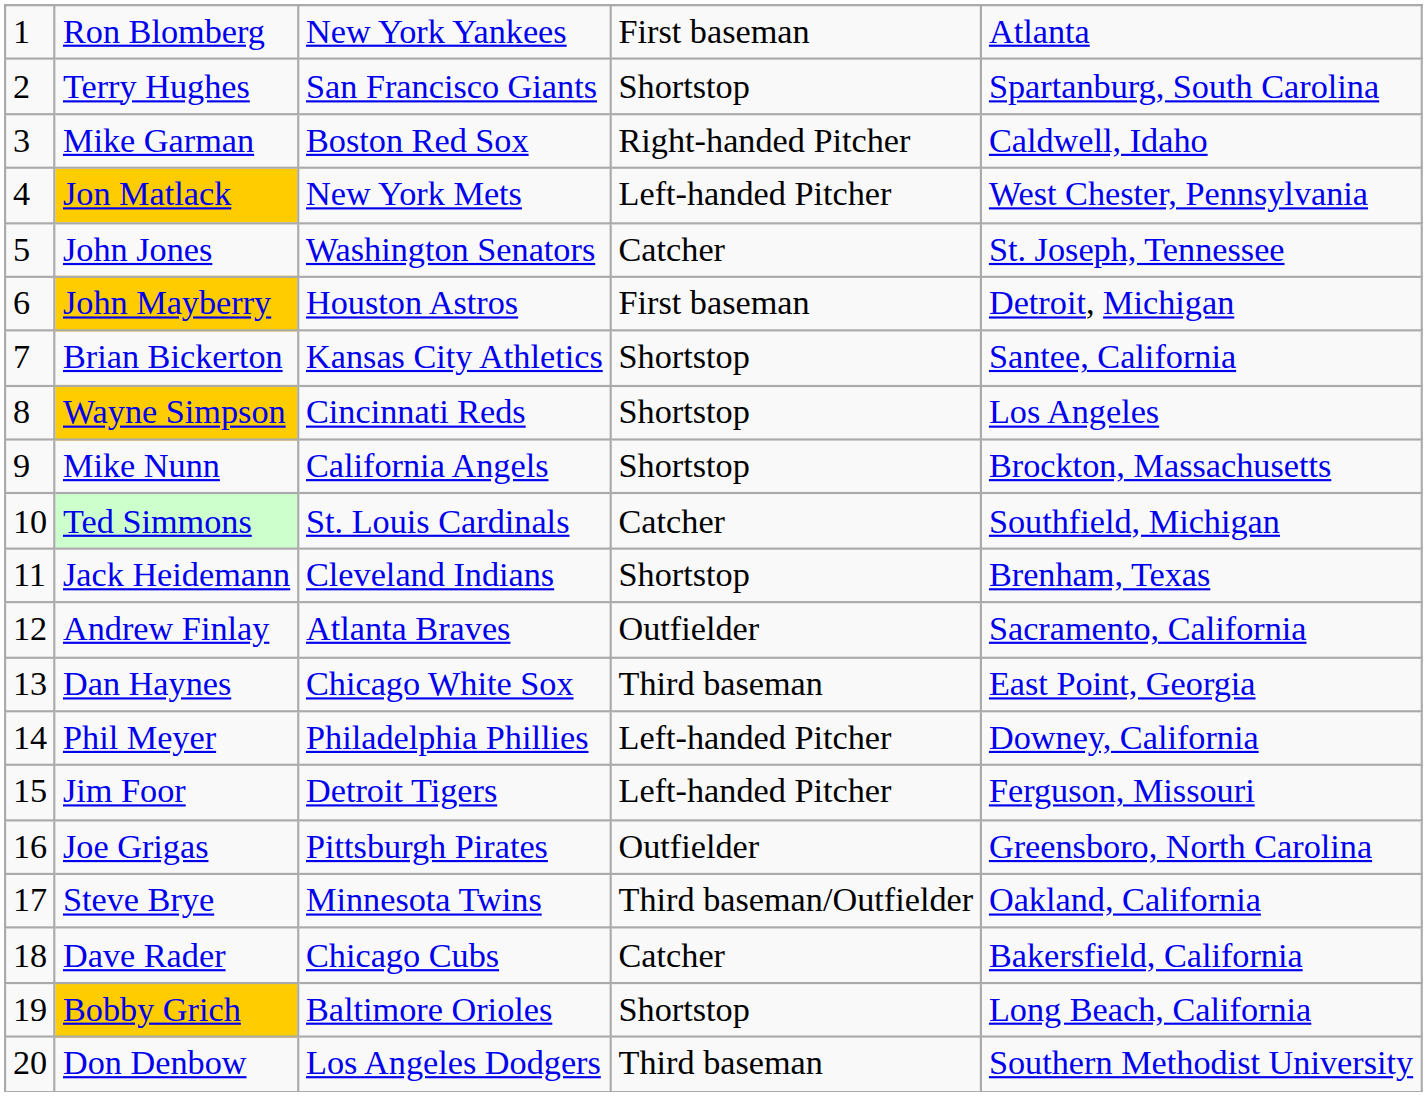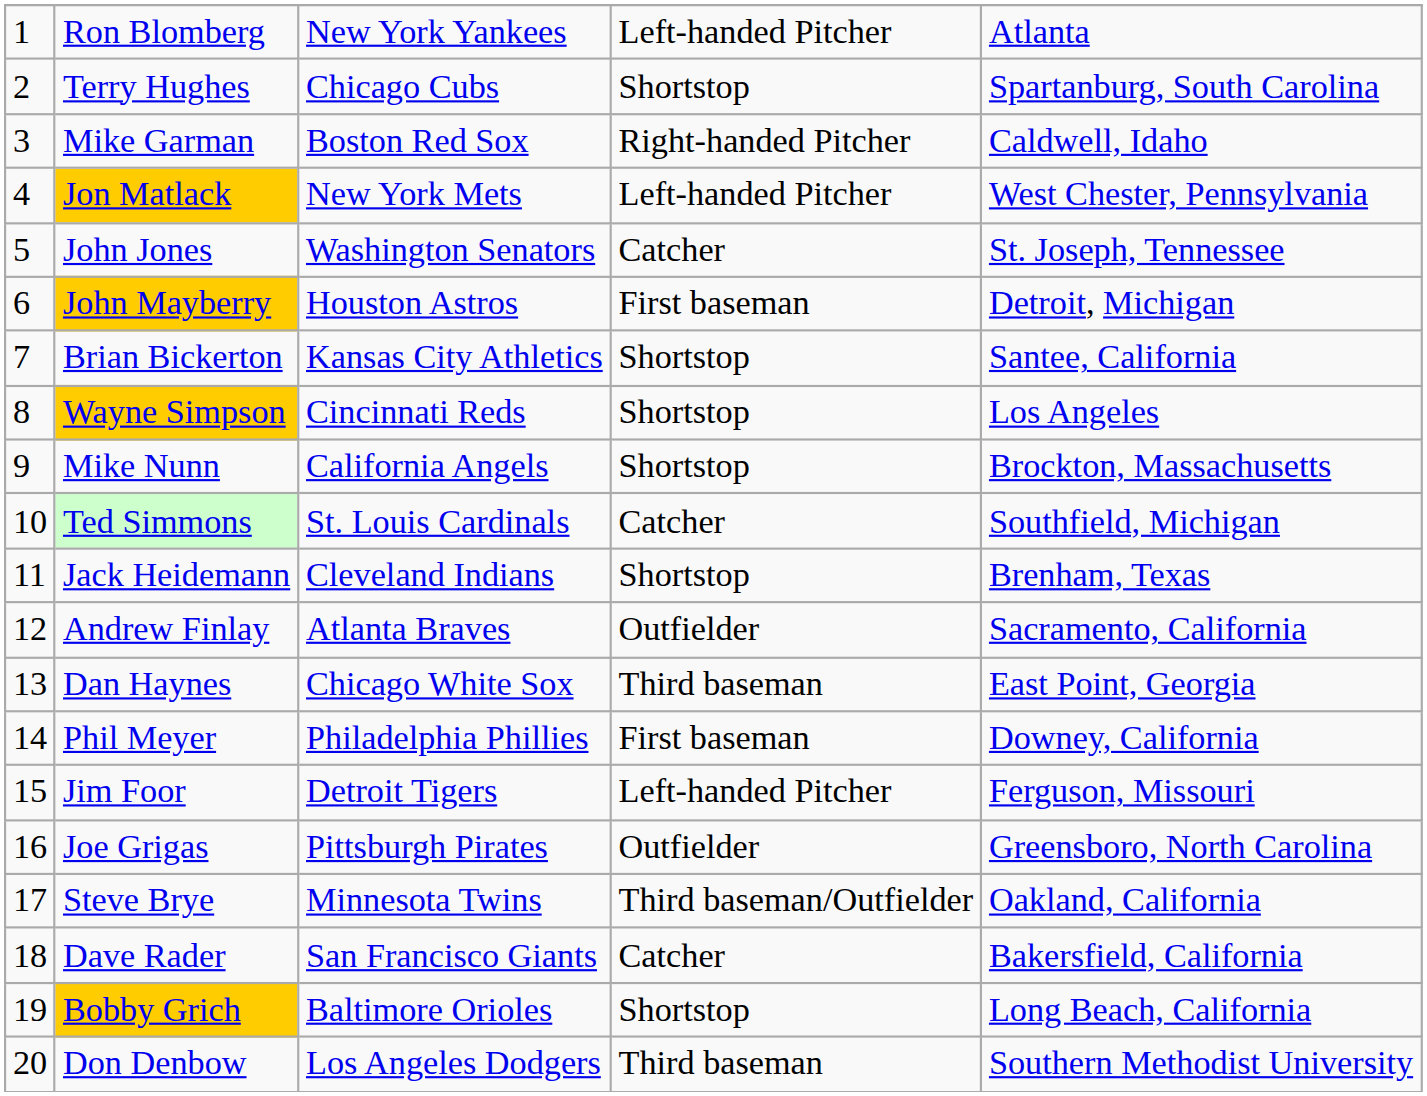(714, 31) First baseman -> (755, 31) Left-handed Pitcher
(452, 85) San Francisco Giants -> (403, 85) Chicago Cubs
(755, 737) Left-handed Pitcher -> (714, 737) First baseman
(403, 954) Chicago Cubs -> (452, 954) San Francisco Giants
